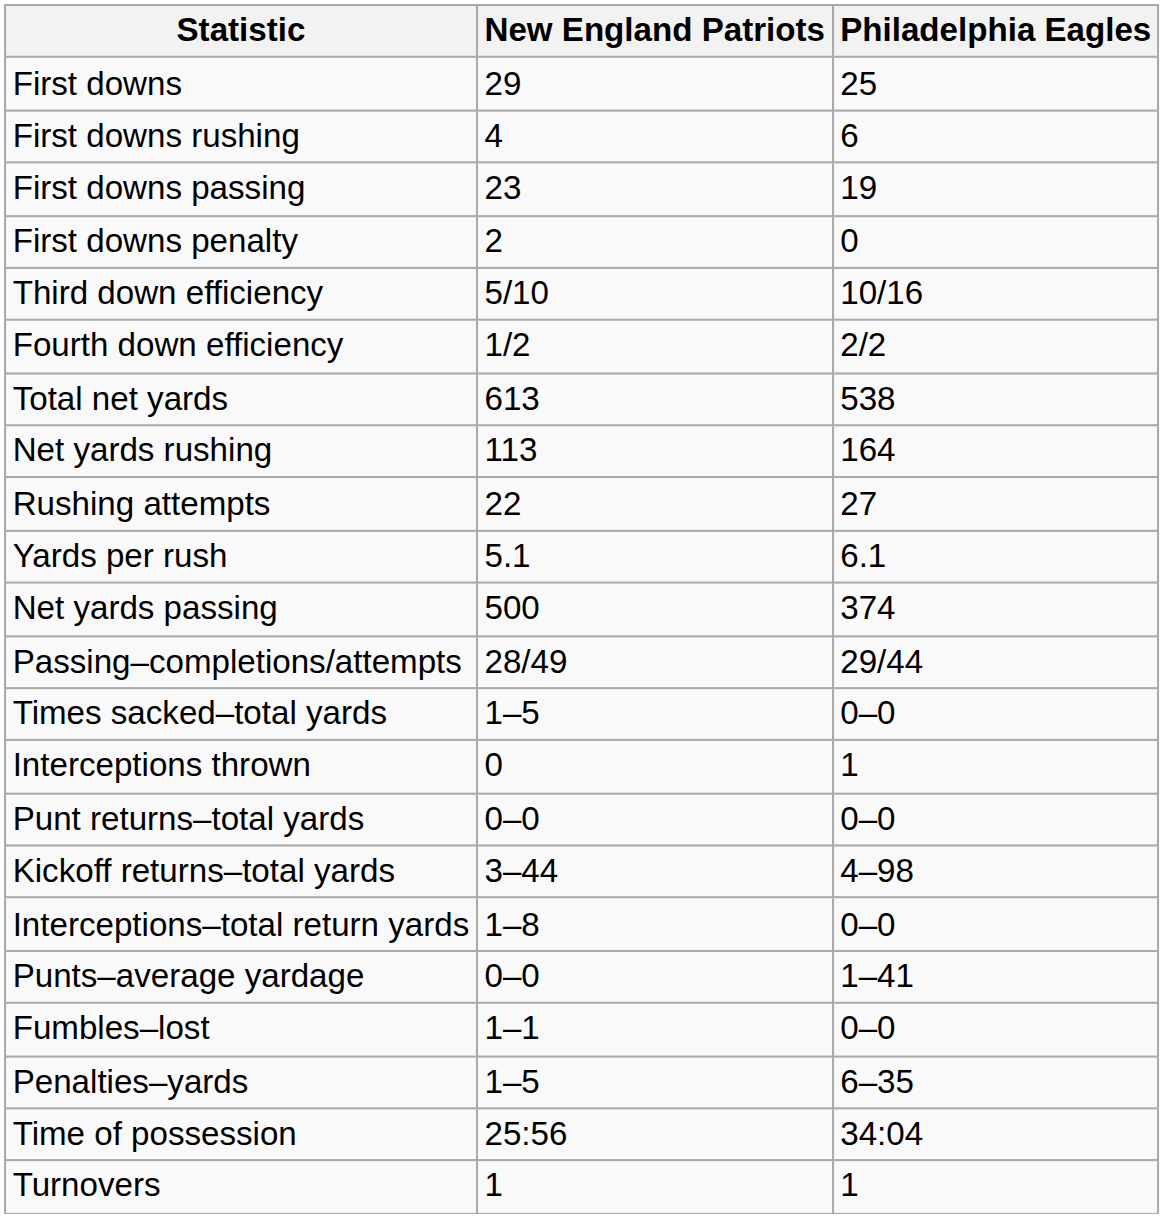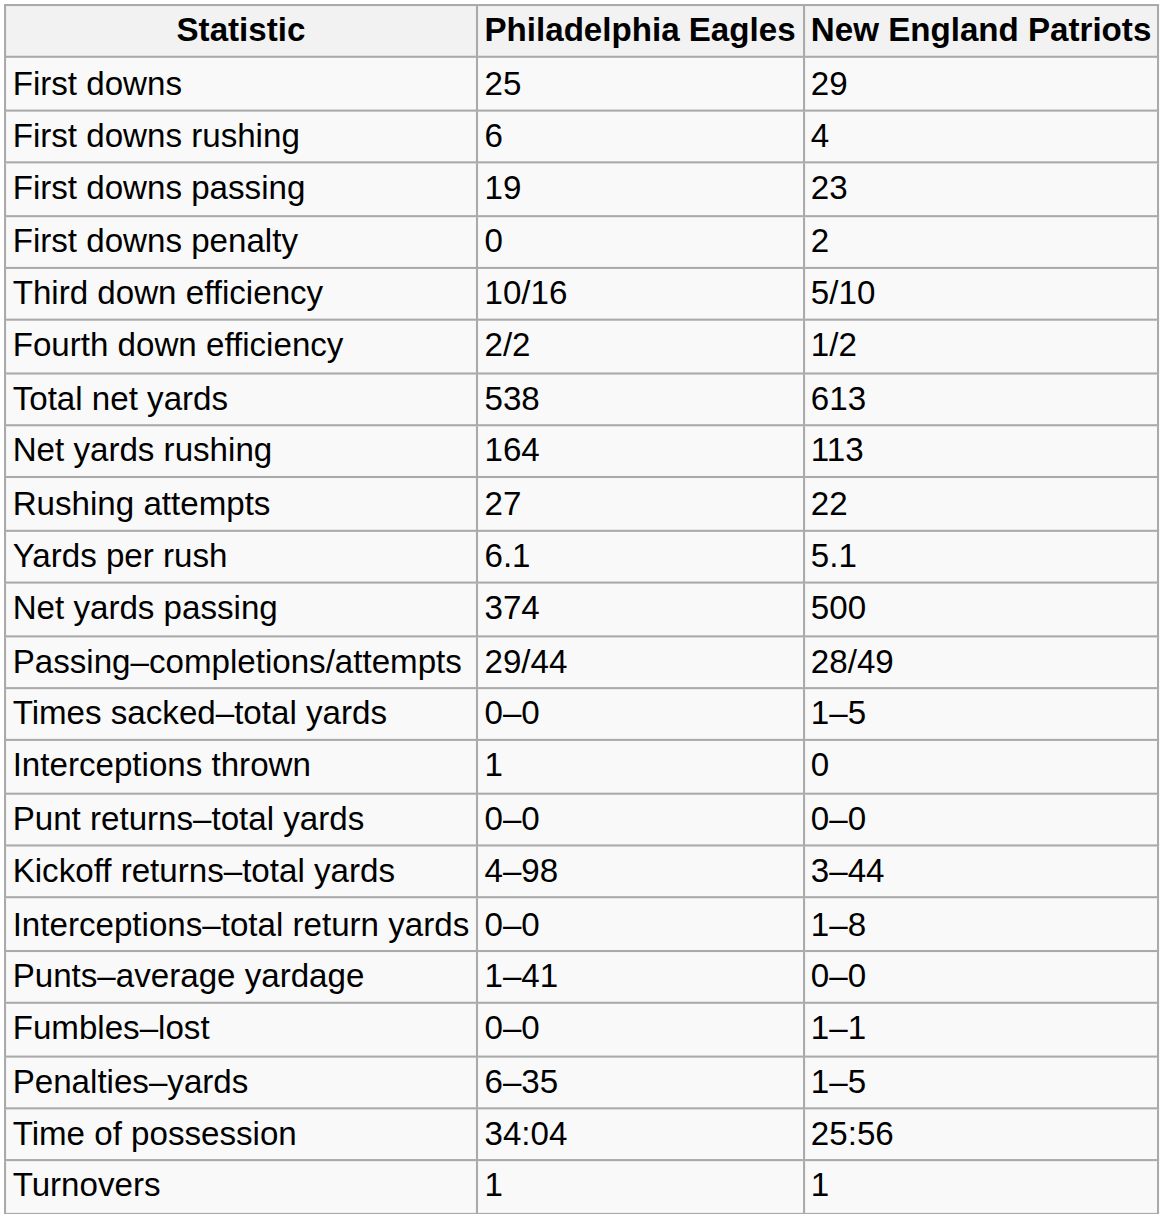columns swapped: (996, 30) <-> (655, 30)
